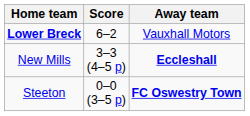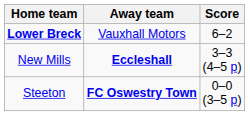columns swapped: (106, 14) <-> (187, 14)
